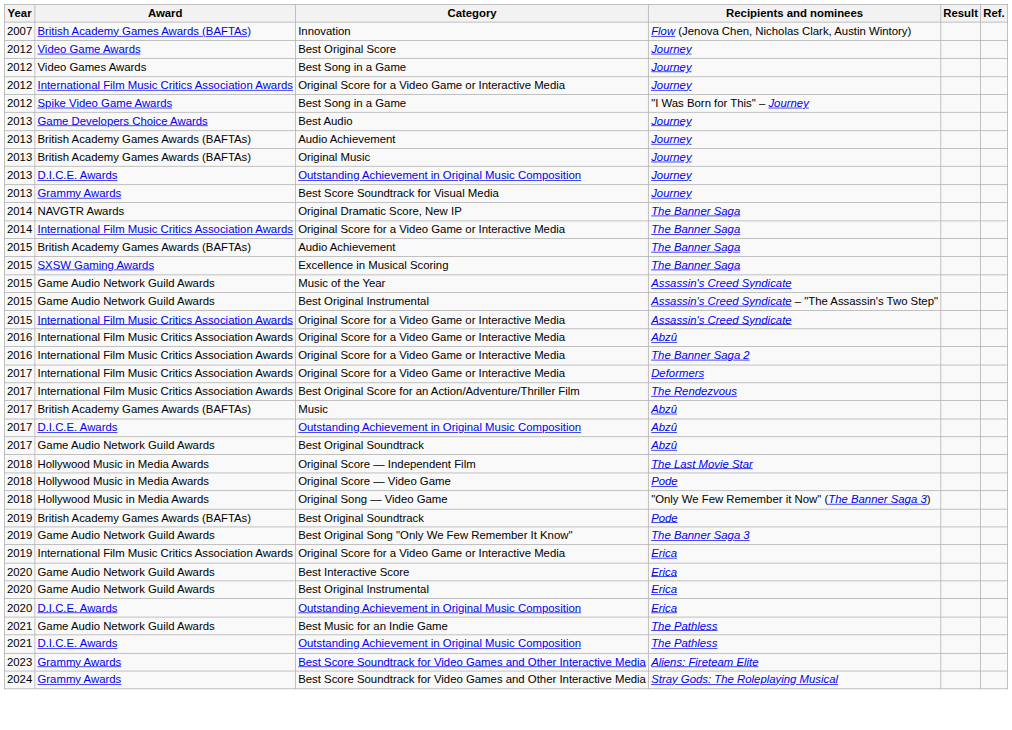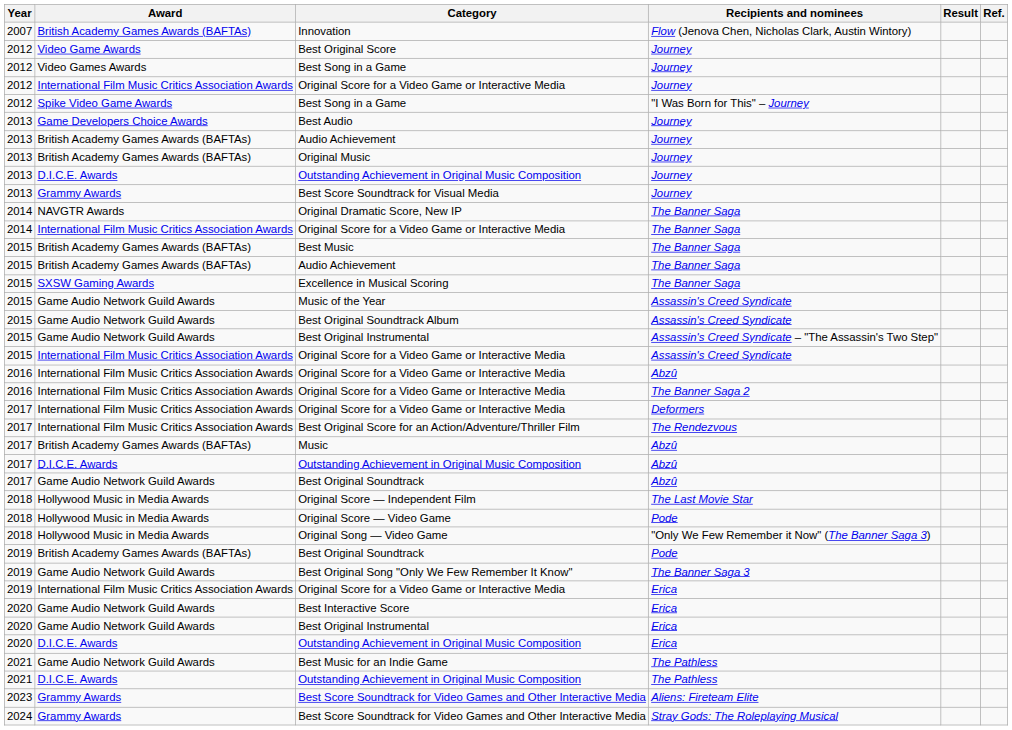+ row: (326, 247)
+ row: (378, 319)
